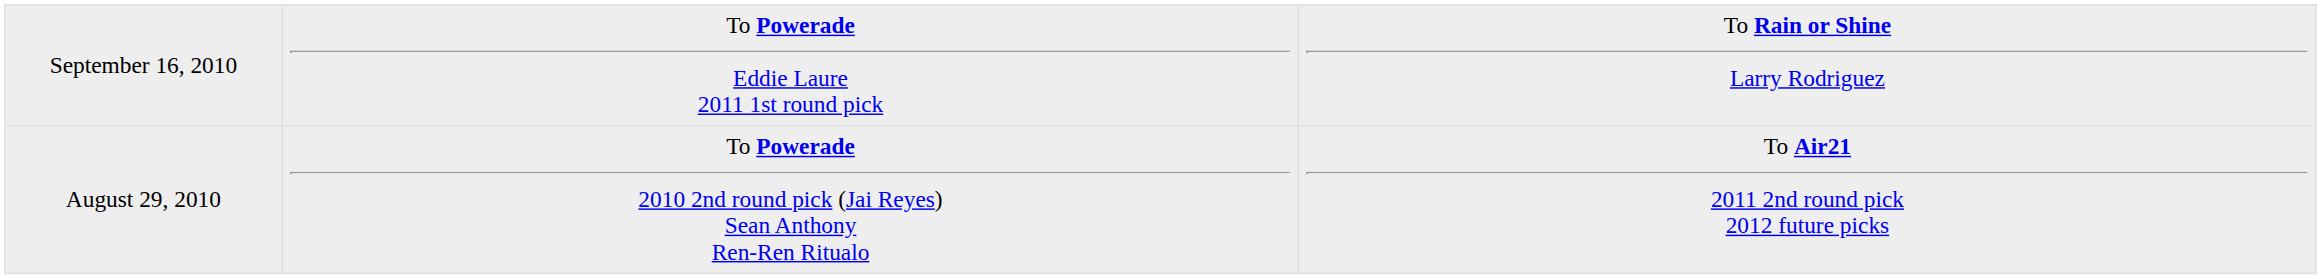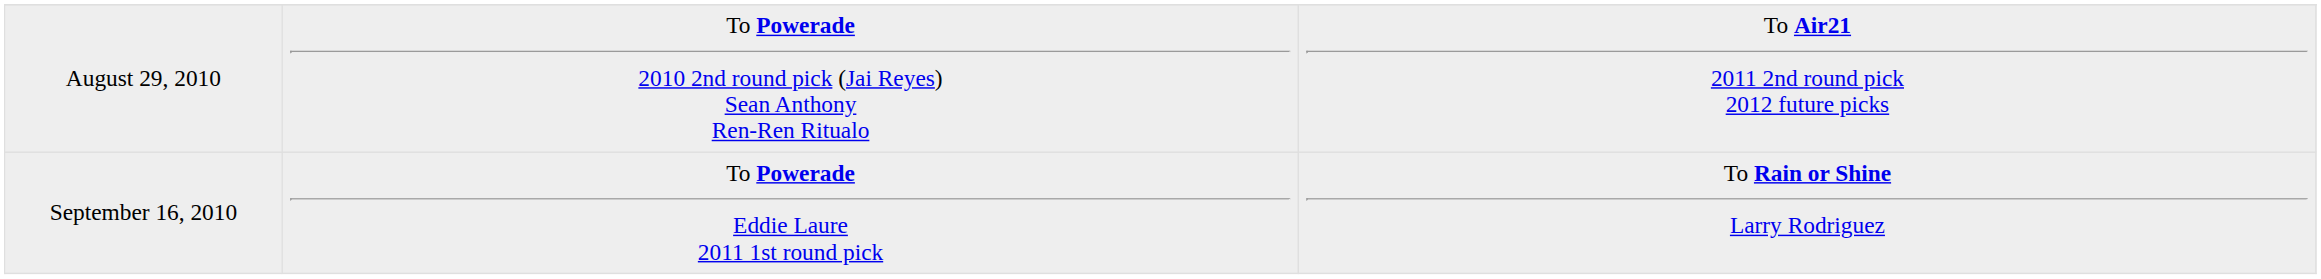rows swapped: (143, 199) <-> (143, 65)
